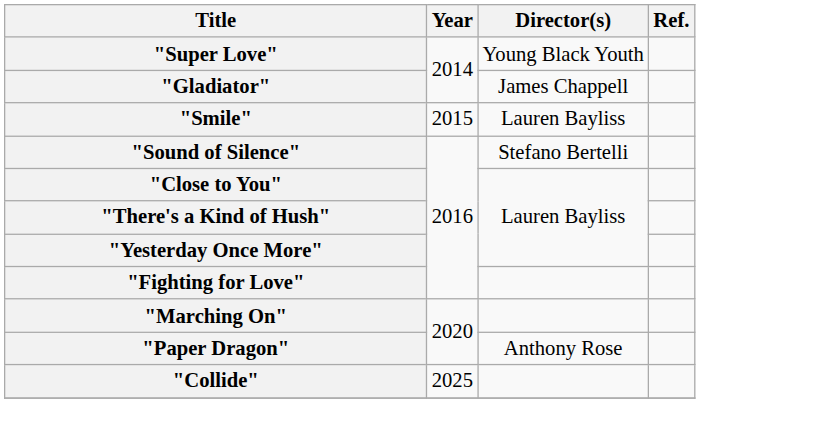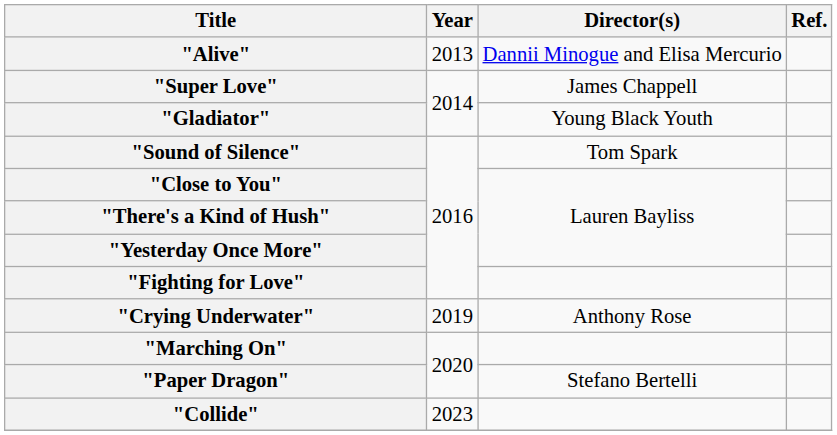+ row: (216, 53)
(563, 53) Young Black Youth -> (632, 86) James Chappell
(563, 86) James Chappell -> (632, 119) Young Black Youth
- row: (216, 119)
(563, 151) Stefano Bertelli -> (632, 151) Tom Spark
+ row: (216, 315)
(563, 348) Anthony Rose -> (632, 380) Stefano Bertelli
(452, 380) 2025 -> (452, 413) 2023
